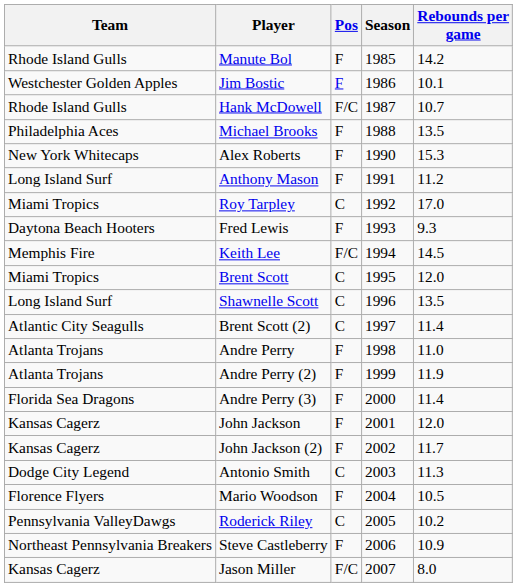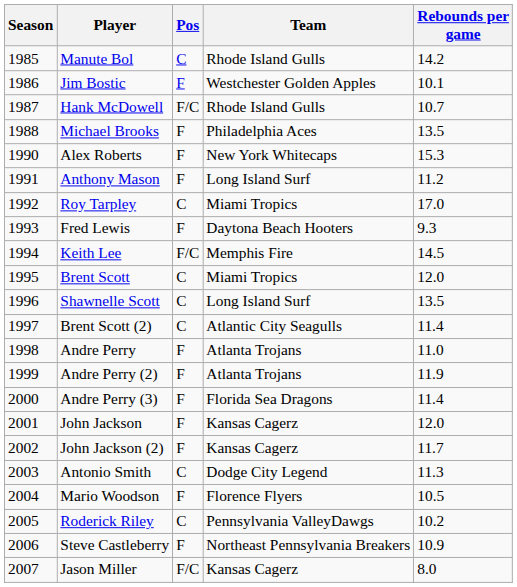columns swapped: (388, 25) <-> (110, 25)
(339, 58) F -> (181, 58) C
